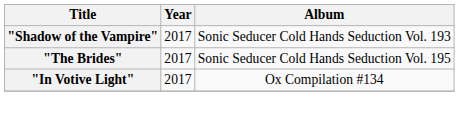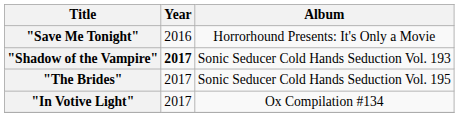+ row: (83, 36)
(178, 36) normal -> (178, 58) bold
